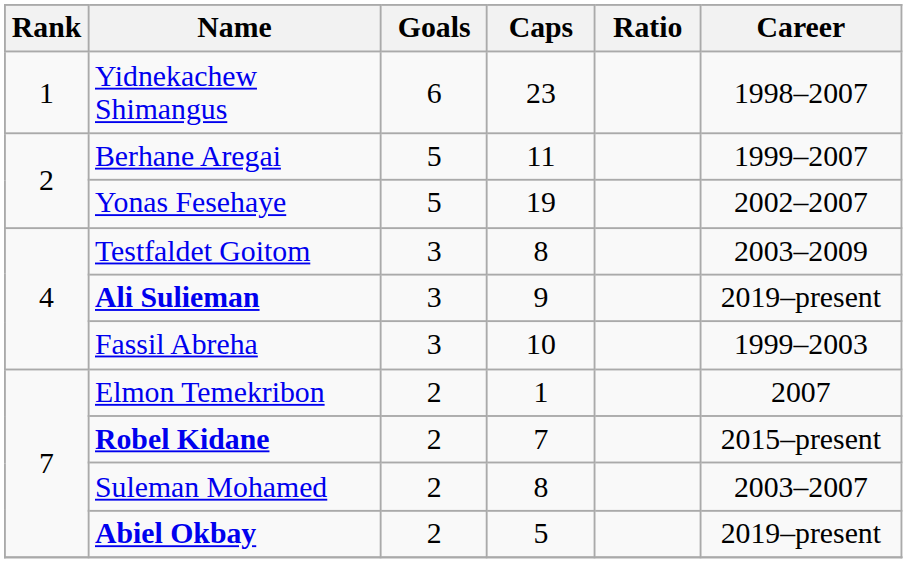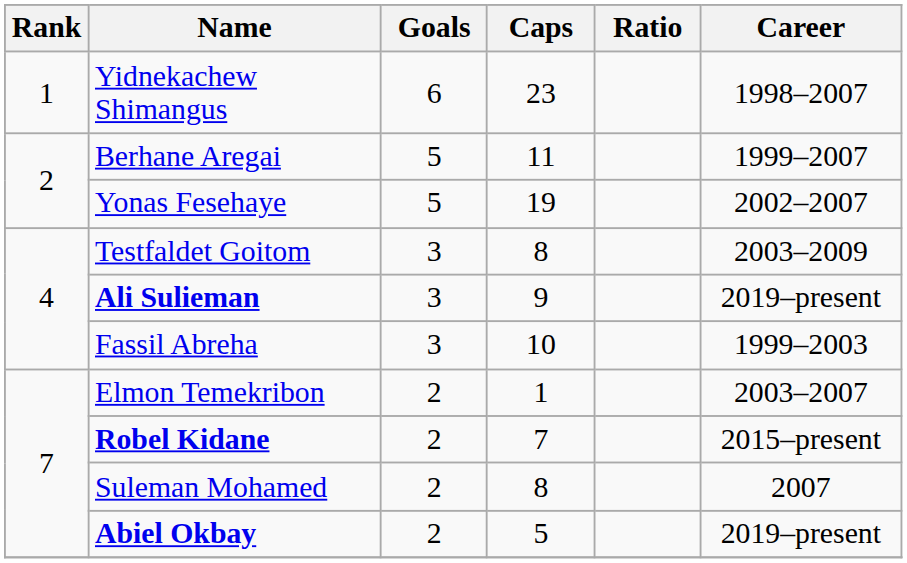(801, 391) 2007 -> (801, 391) 2003–2007
(801, 486) 2003–2007 -> (801, 486) 2007
